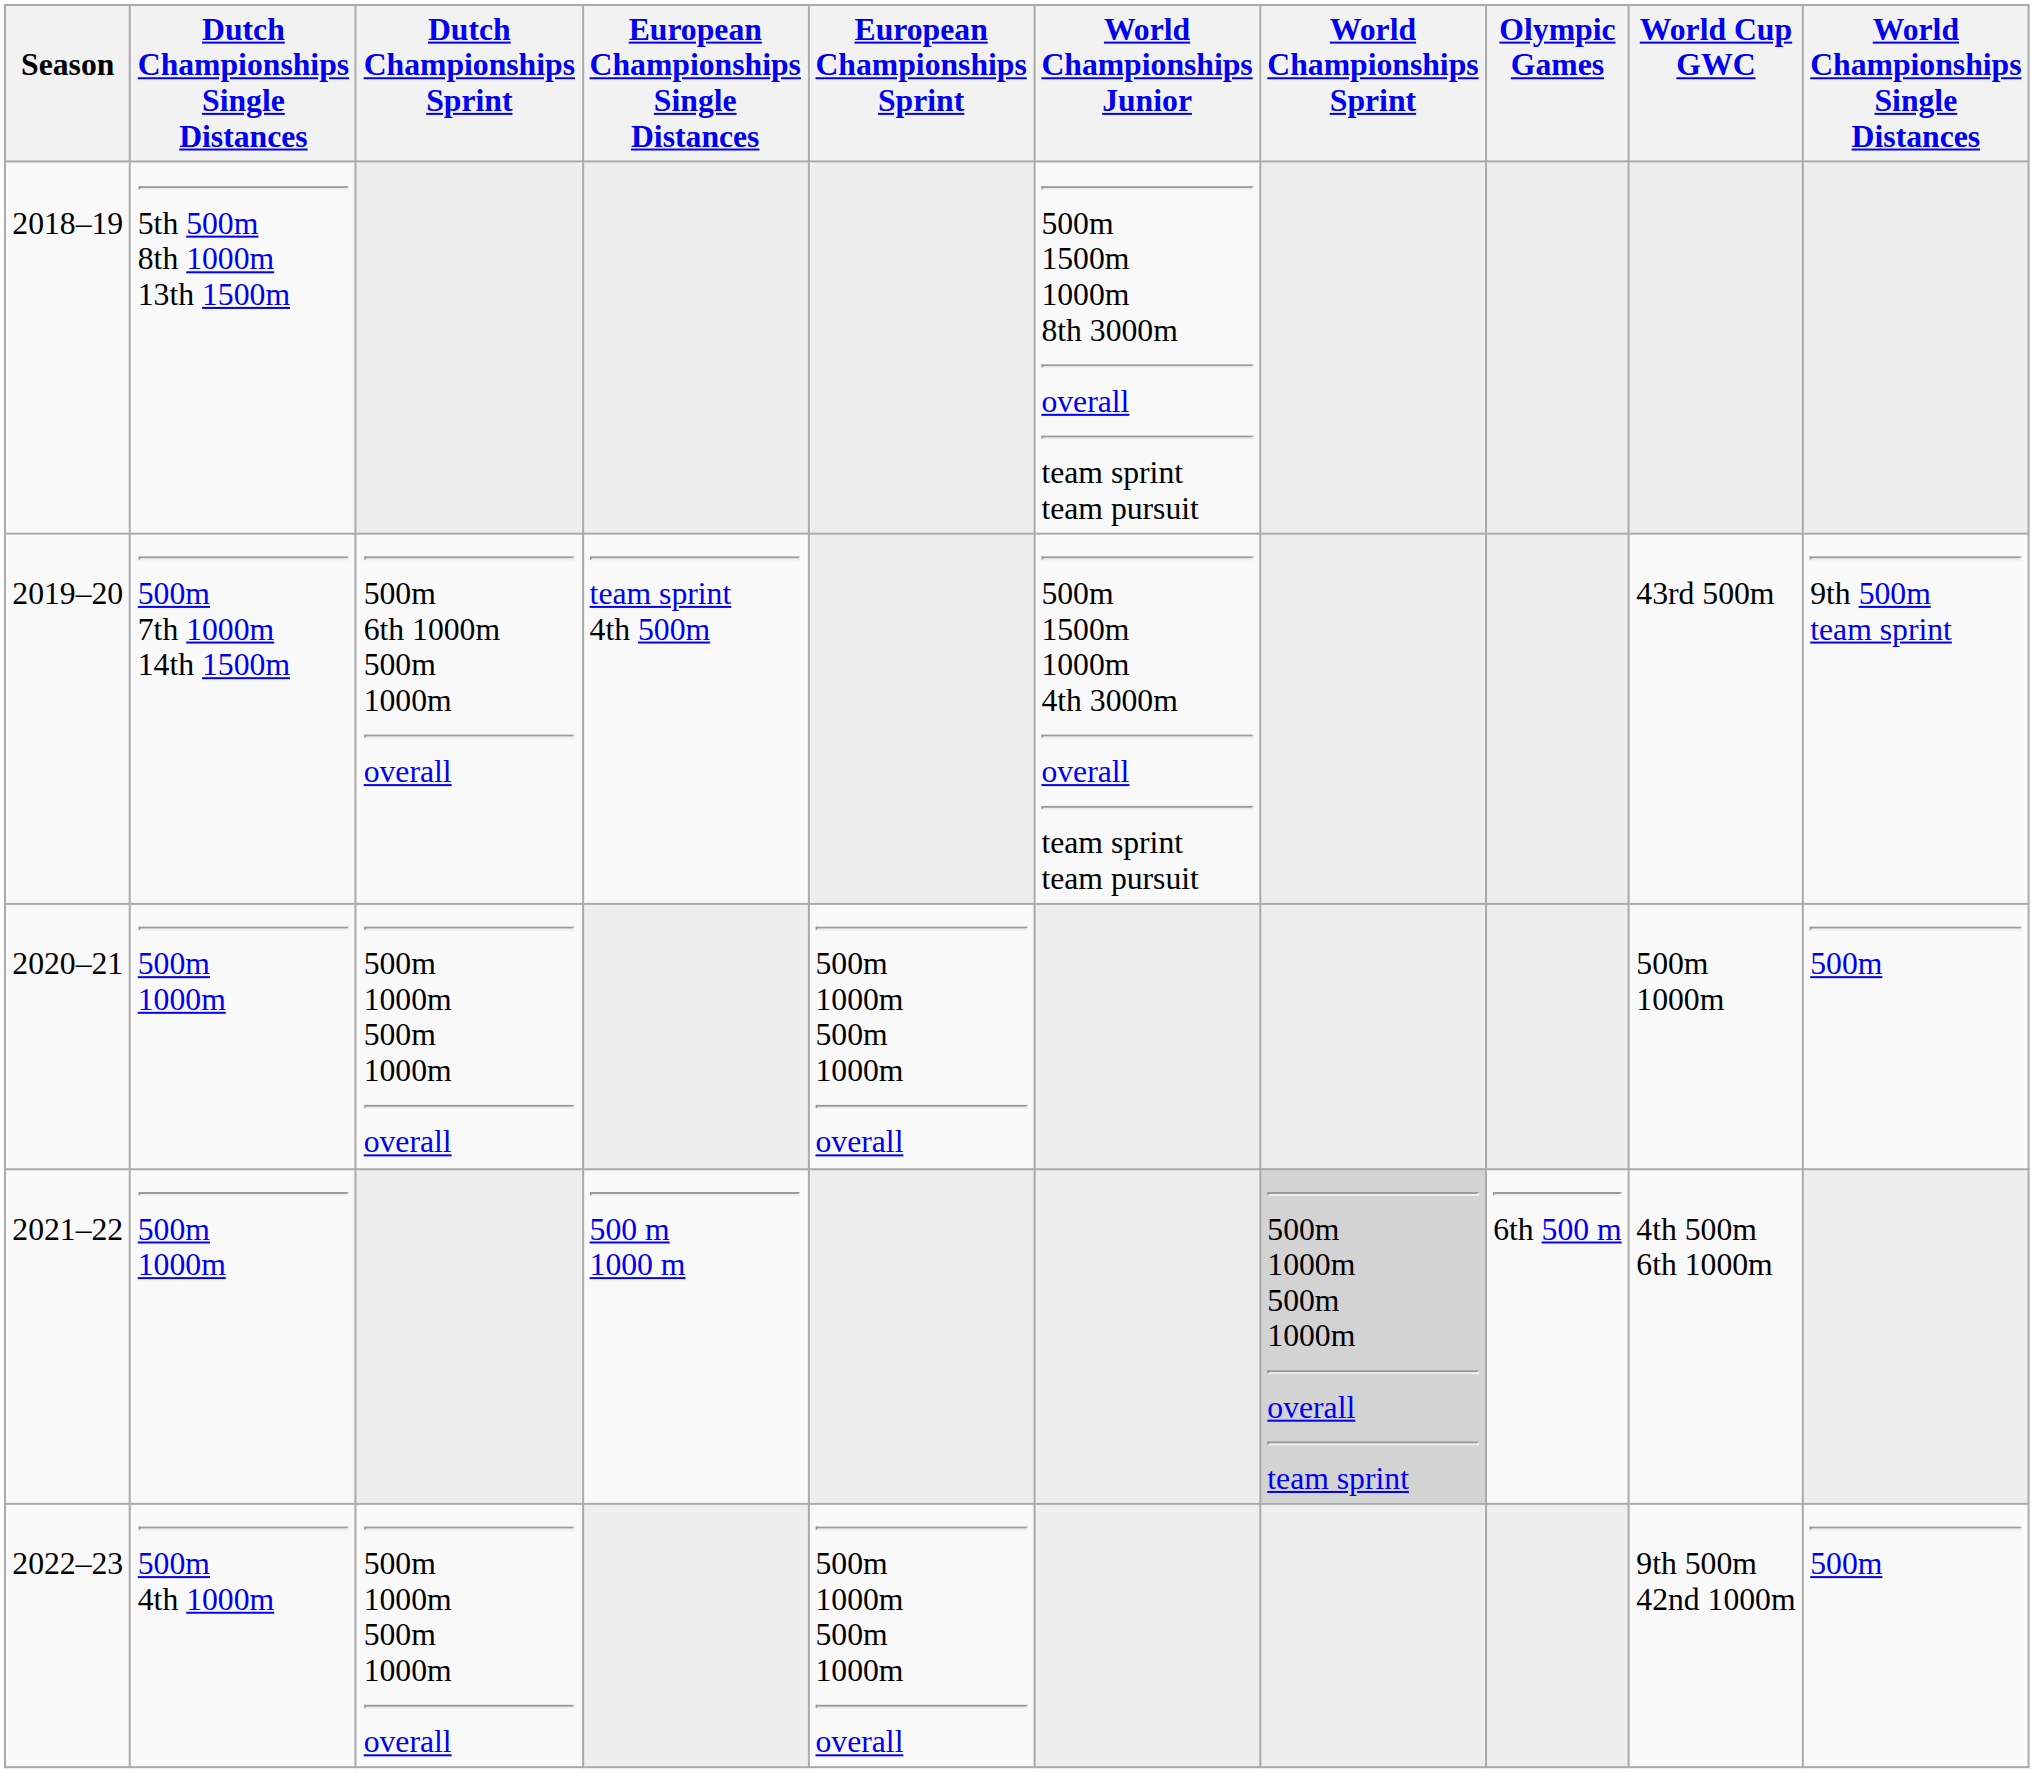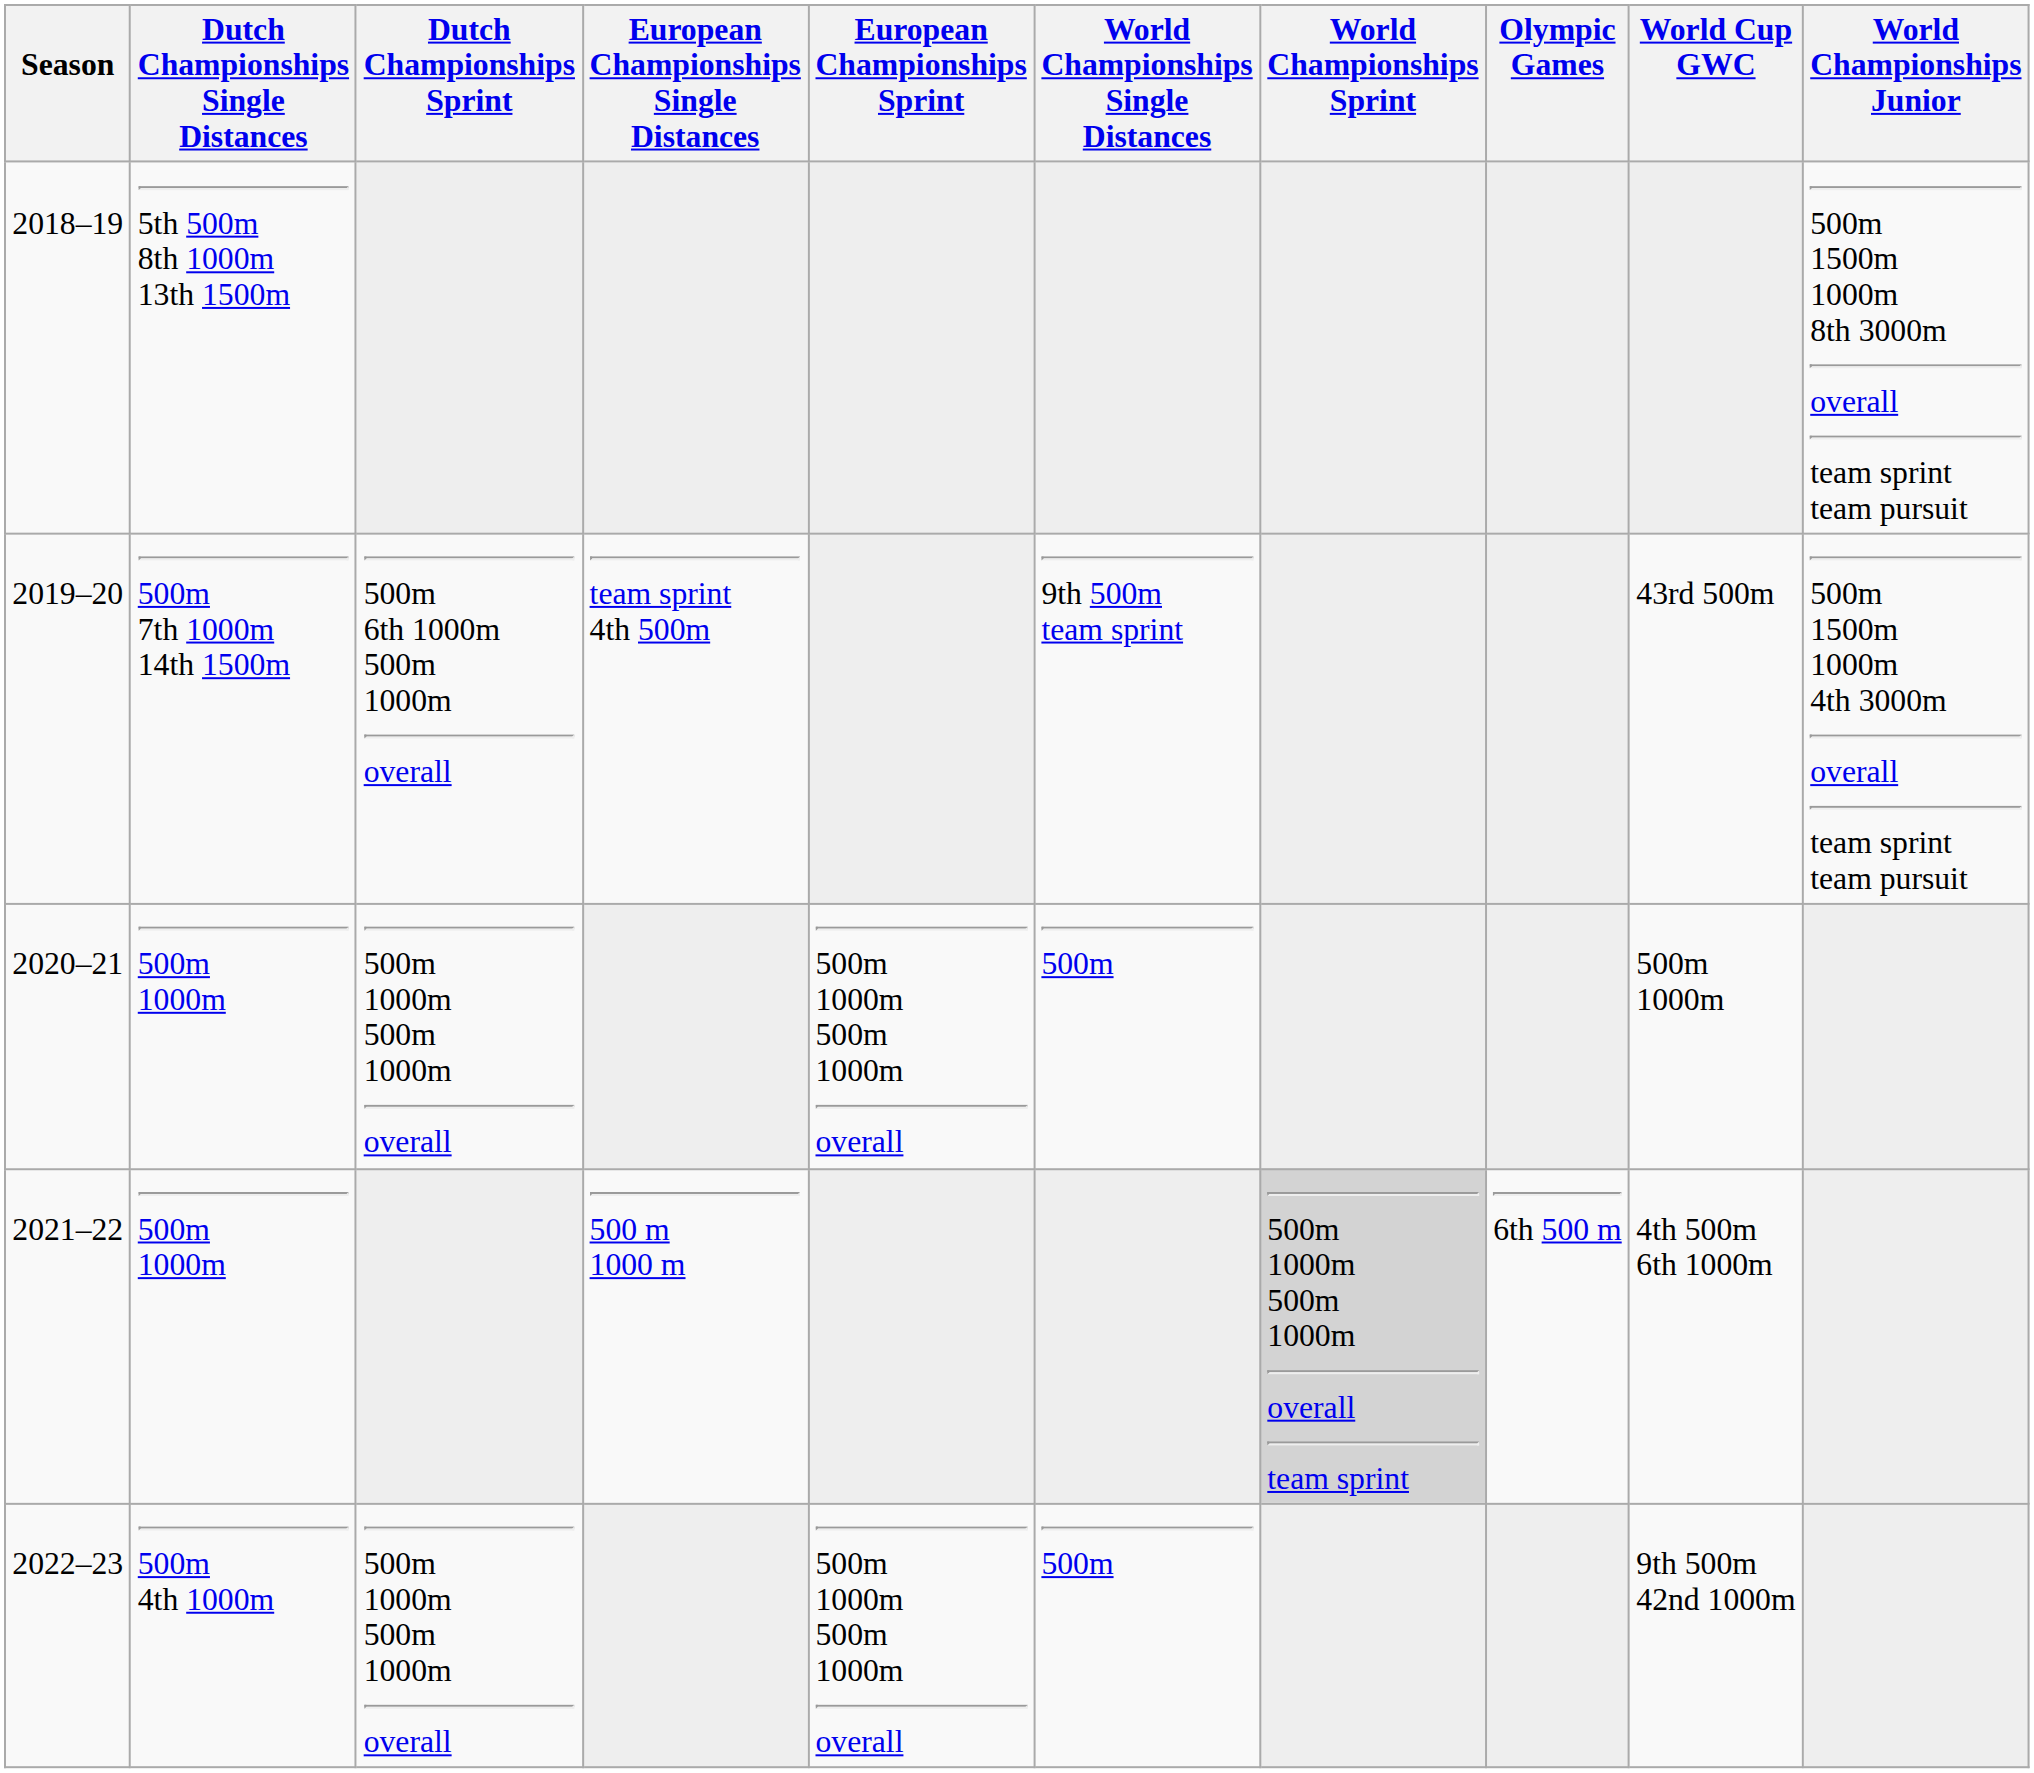columns swapped: (1916, 83) <-> (1147, 65)
